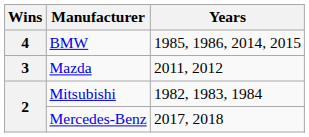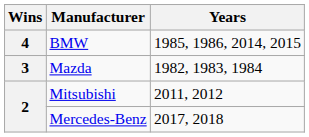(188, 68) 2011, 2012 -> (208, 68) 1982, 1983, 1984
(208, 94) 1982, 1983, 1984 -> (188, 94) 2011, 2012
